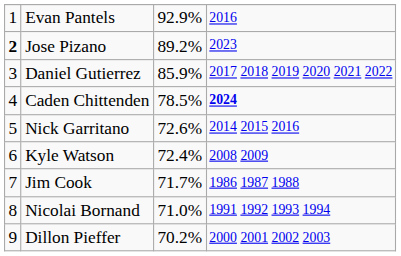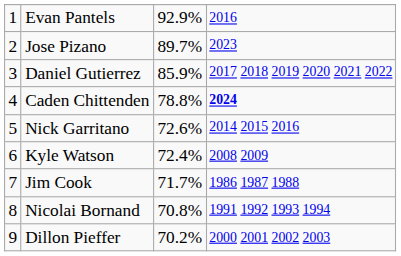(13, 45) bold -> (13, 45) normal
(180, 45) 89.2% -> (180, 45) 89.7%
(180, 100) 78.5% -> (180, 100) 78.8%
(180, 210) 71.0% -> (180, 210) 70.8%
